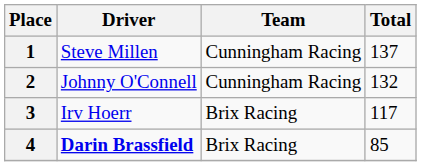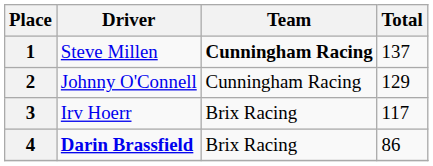(283, 51) normal -> (289, 51) bold
(384, 82) 132 -> (396, 82) 129
(379, 144) 85 -> (391, 144) 86
